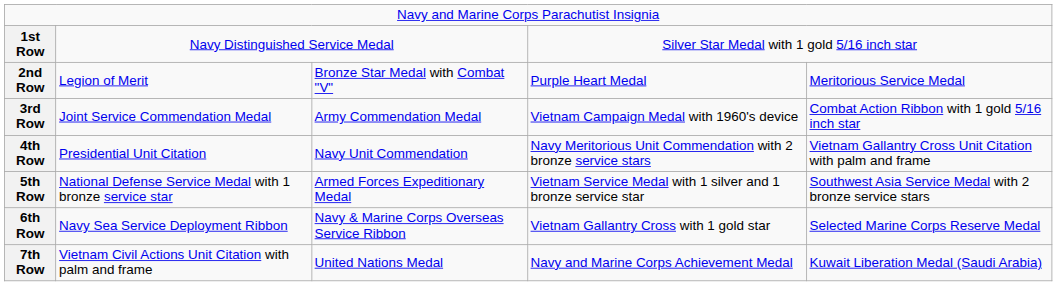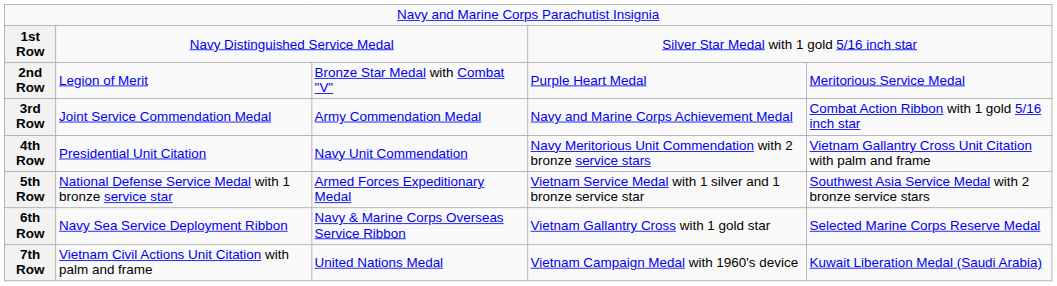(664, 116) Vietnam Campaign Medal with 1960's device -> (662, 116) Navy and Marine Corps Achievement Medal
(662, 262) Navy and Marine Corps Achievement Medal -> (664, 262) Vietnam Campaign Medal with 1960's device
